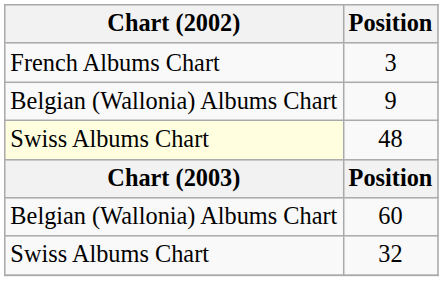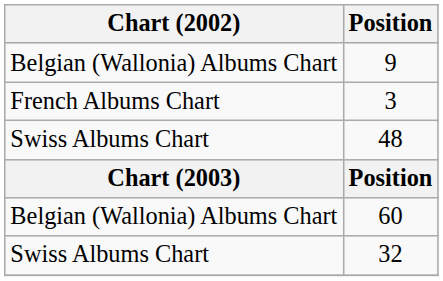rows swapped: (390, 100) <-> (390, 62)
(110, 139) lightyellow background -> (110, 139) no background
